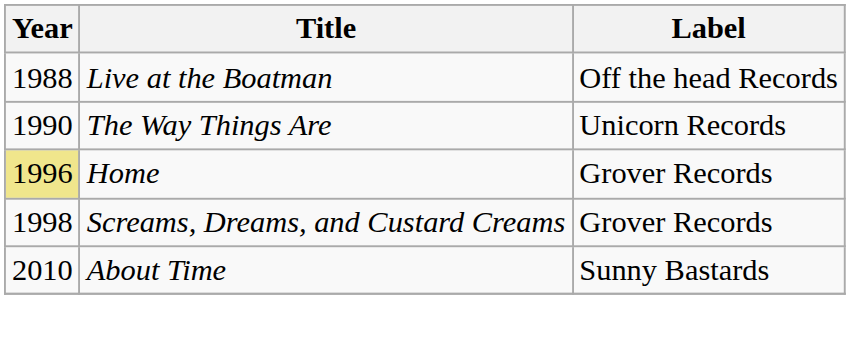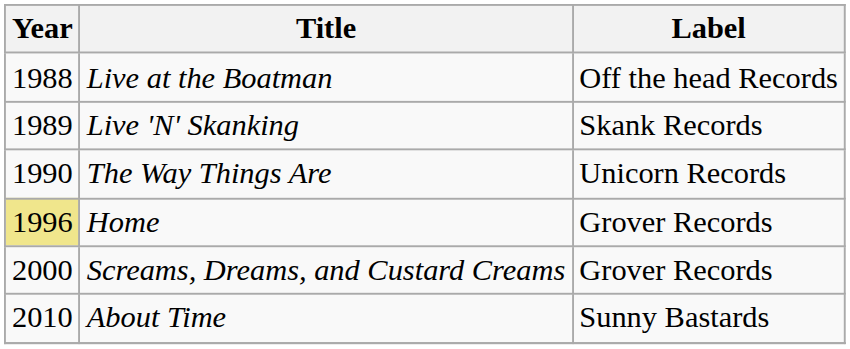+ row: (193, 125)
(42, 221) 1998 -> (42, 269) 2000
